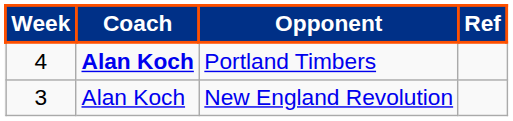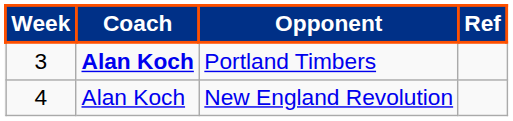(41, 61) 4 -> (41, 61) 3
(41, 97) 3 -> (41, 97) 4
